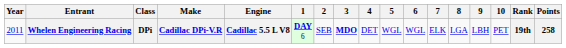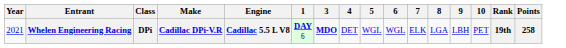- column: (324, 12)
(15, 31) 2011 -> (15, 31) 2021
